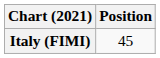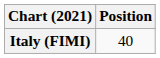(126, 41) 45 -> (126, 41) 40
